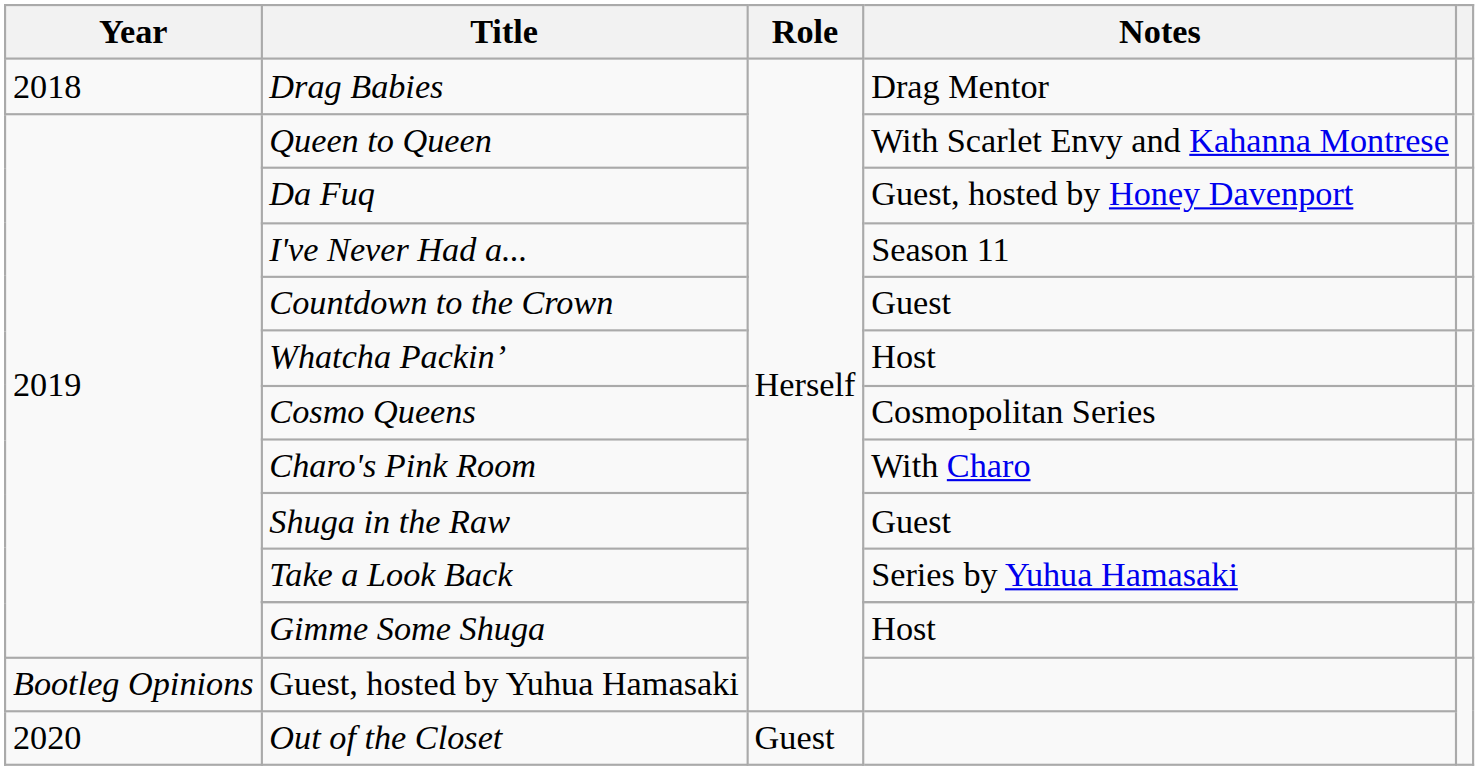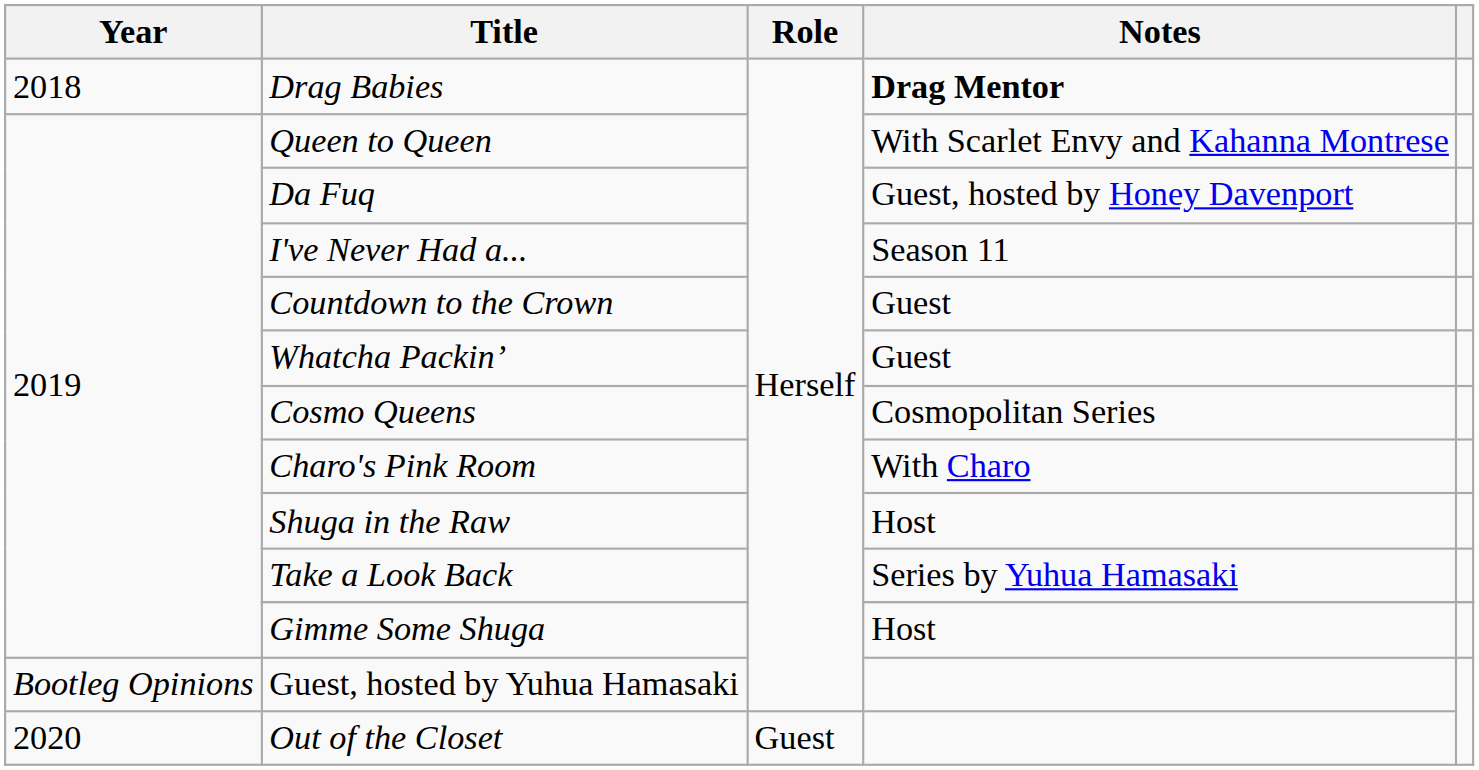(960, 85) normal -> (968, 85) bold
(904, 357) Host -> (911, 357) Guest
(911, 520) Guest -> (904, 520) Host
